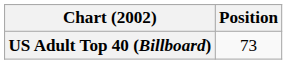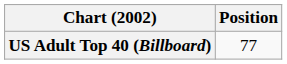(249, 45) 73 -> (249, 45) 77
